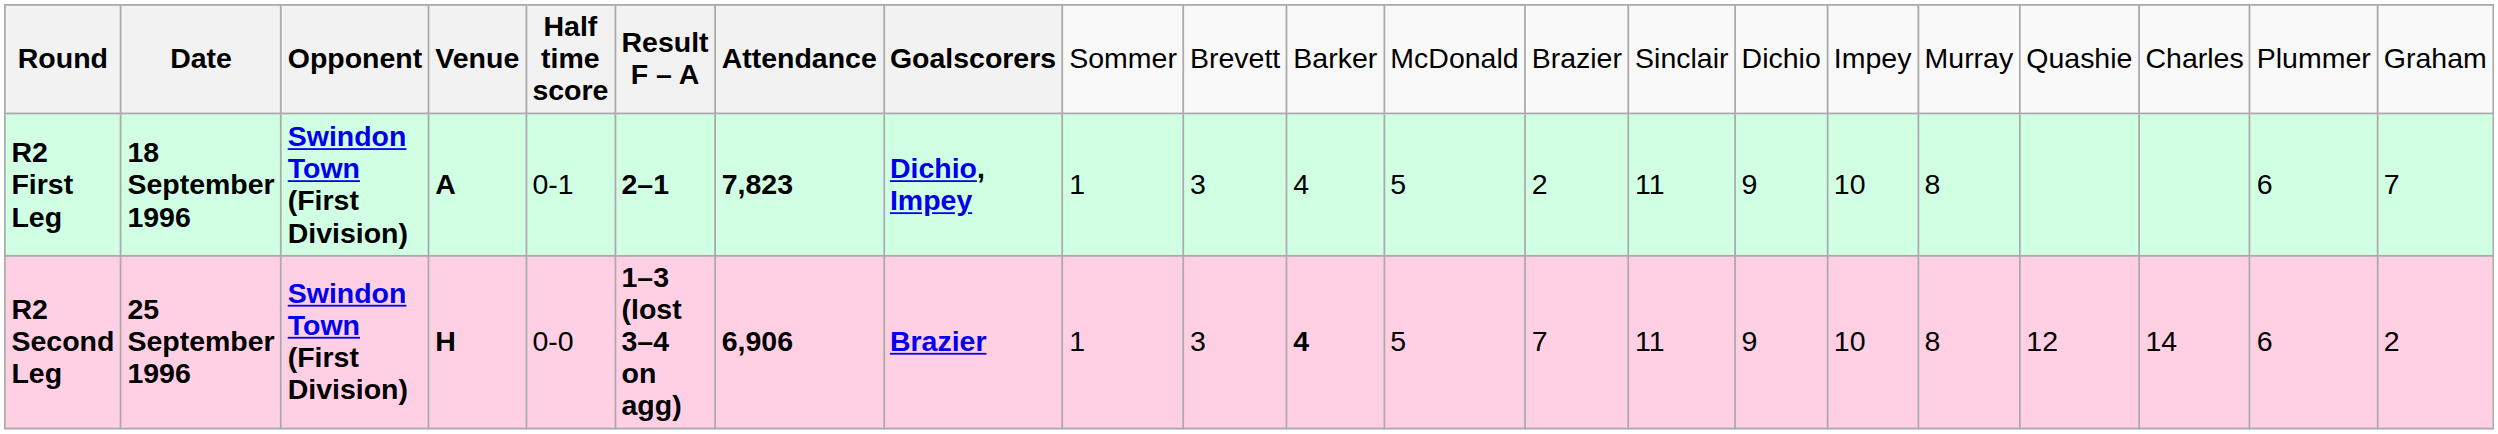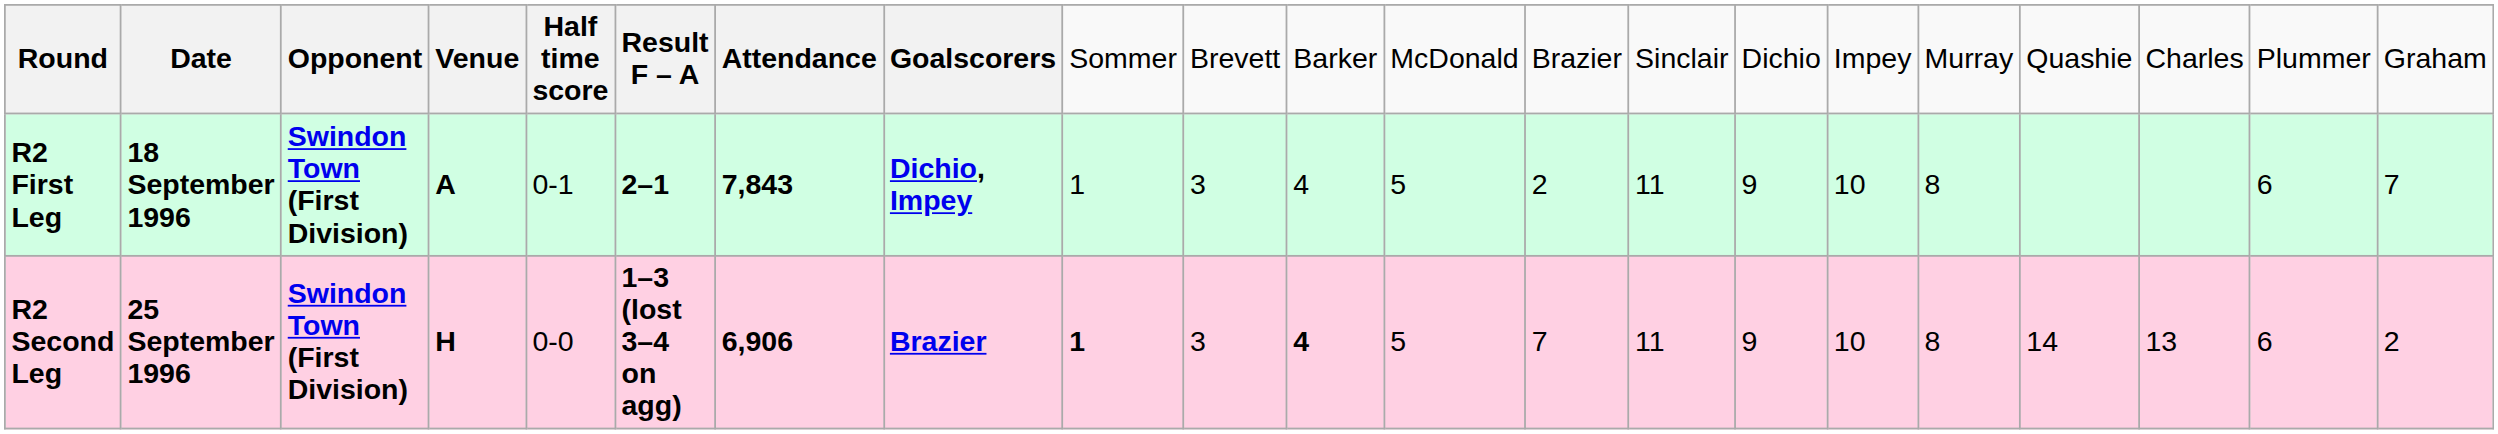(757, 184) 7,823 -> (757, 184) 7,843
(1077, 341) normal -> (1077, 341) bold
(2042, 341) 12 -> (2042, 341) 14
(2161, 341) 14 -> (2161, 341) 13
